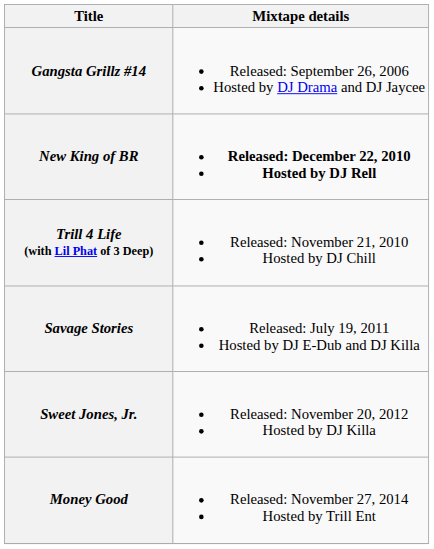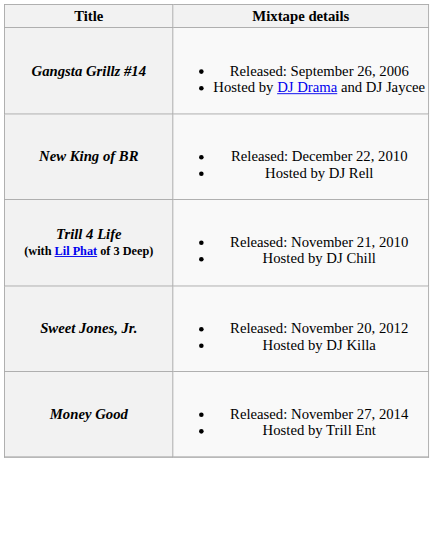(301, 165) bold -> (301, 165) normal
- row: (89, 328)
